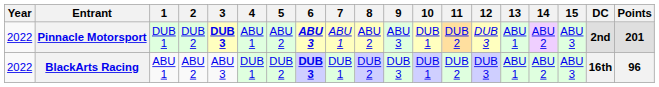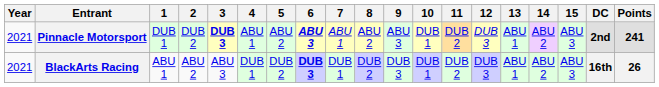(20, 37) 2022 -> (20, 37) 2021
(635, 37) 201 -> (635, 37) 241
(20, 67) 2022 -> (20, 67) 2021
(635, 67) 96 -> (635, 67) 26
